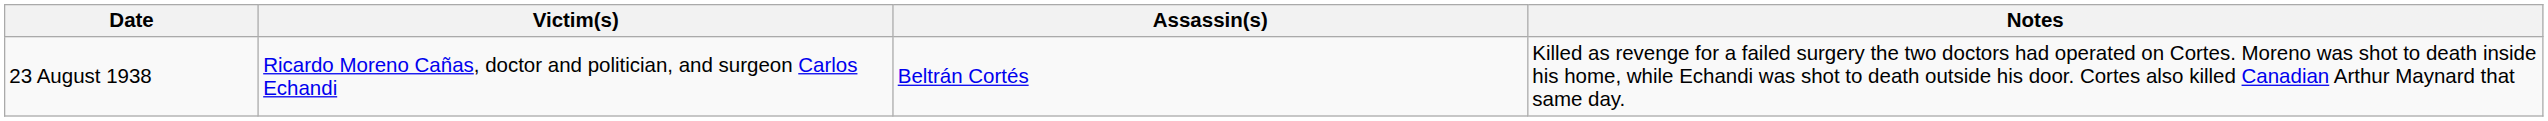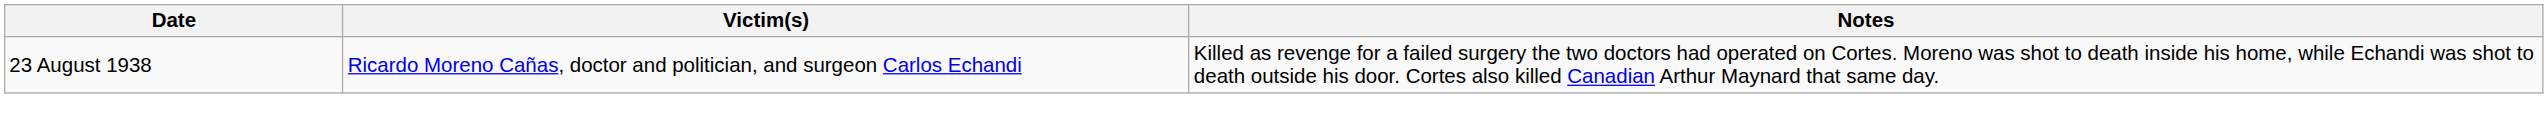- column: (1210, 20)
